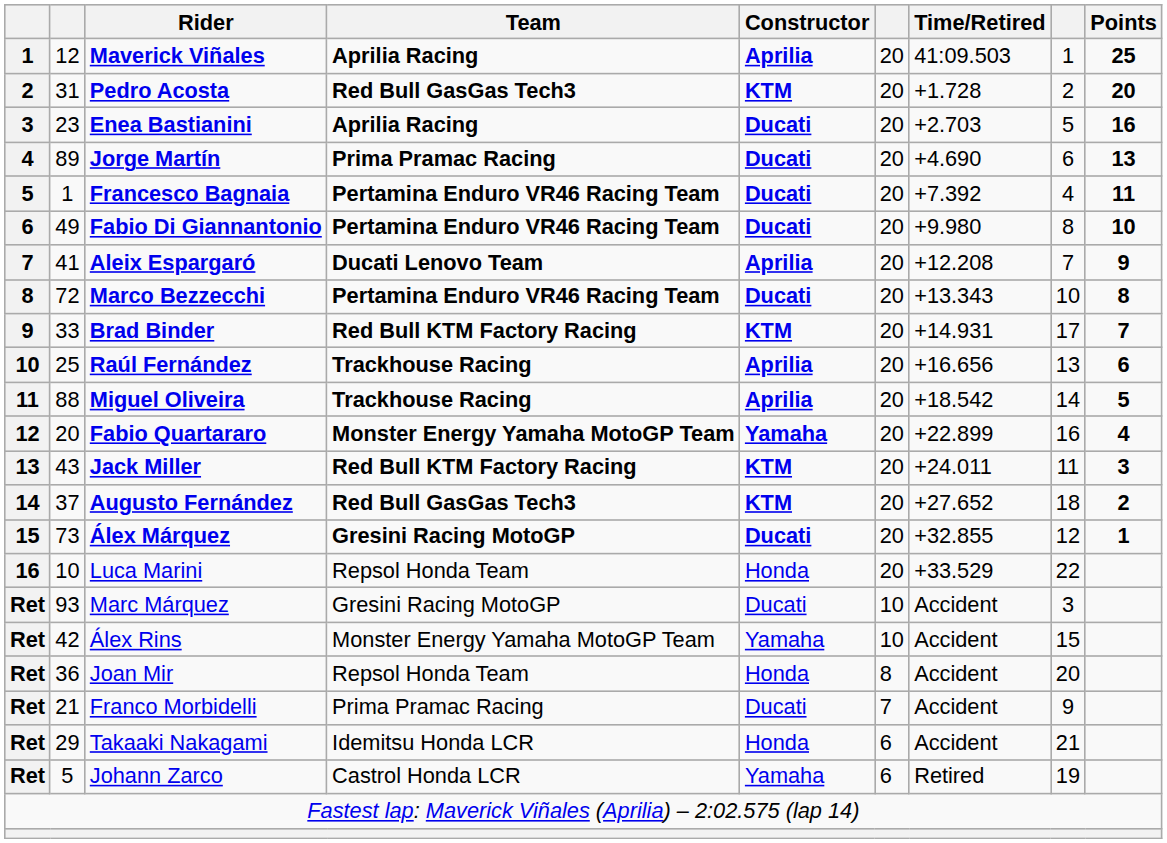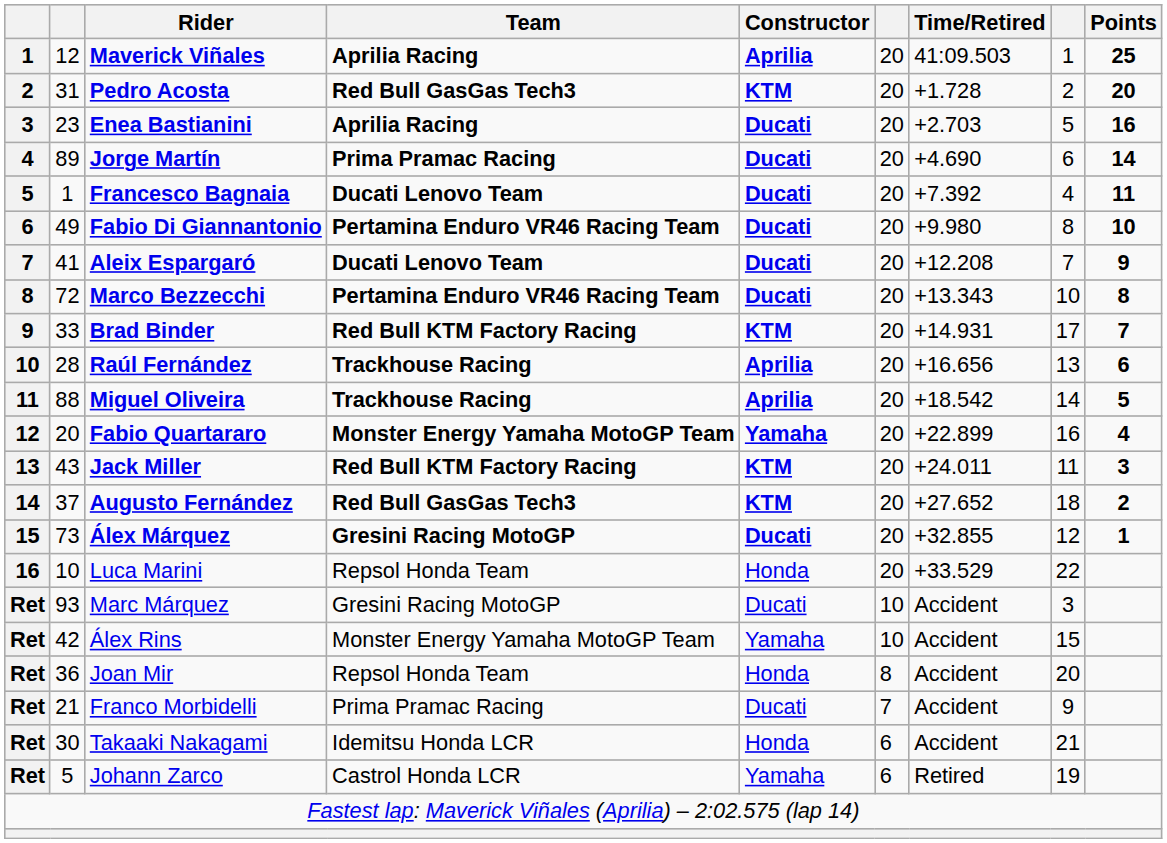(1124, 159) 13 -> (1124, 159) 14
(526, 193) Pertamina Enduro VR46 Racing Team -> (438, 193) Ducati Lenovo Team
(779, 262) Aprilia -> (778, 262) Ducati
(67, 365) 25 -> (67, 365) 28
(67, 742) 29 -> (67, 742) 30
